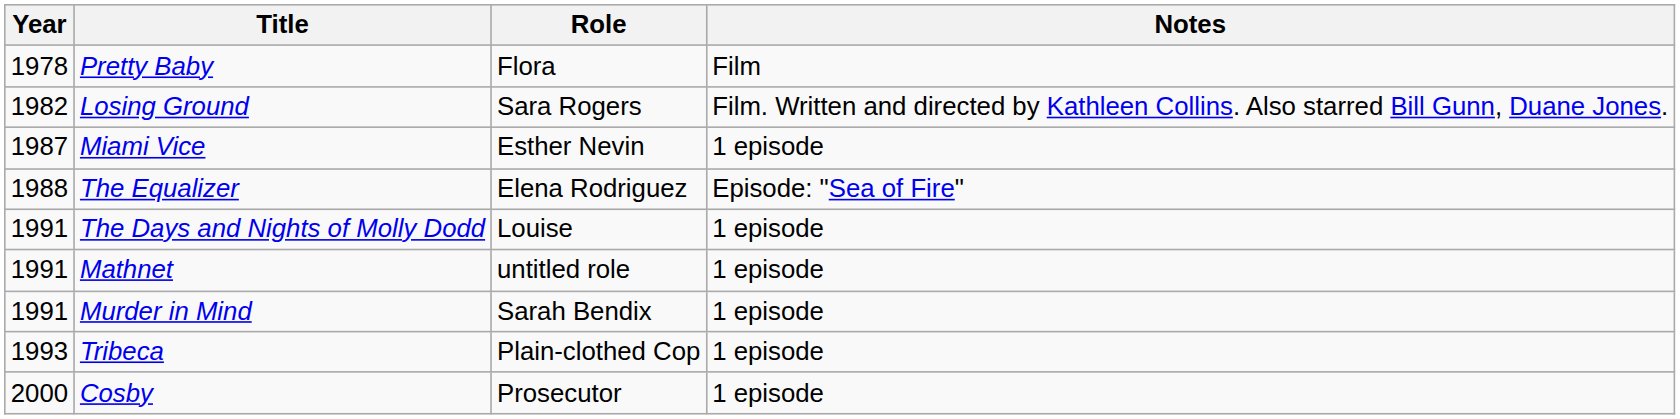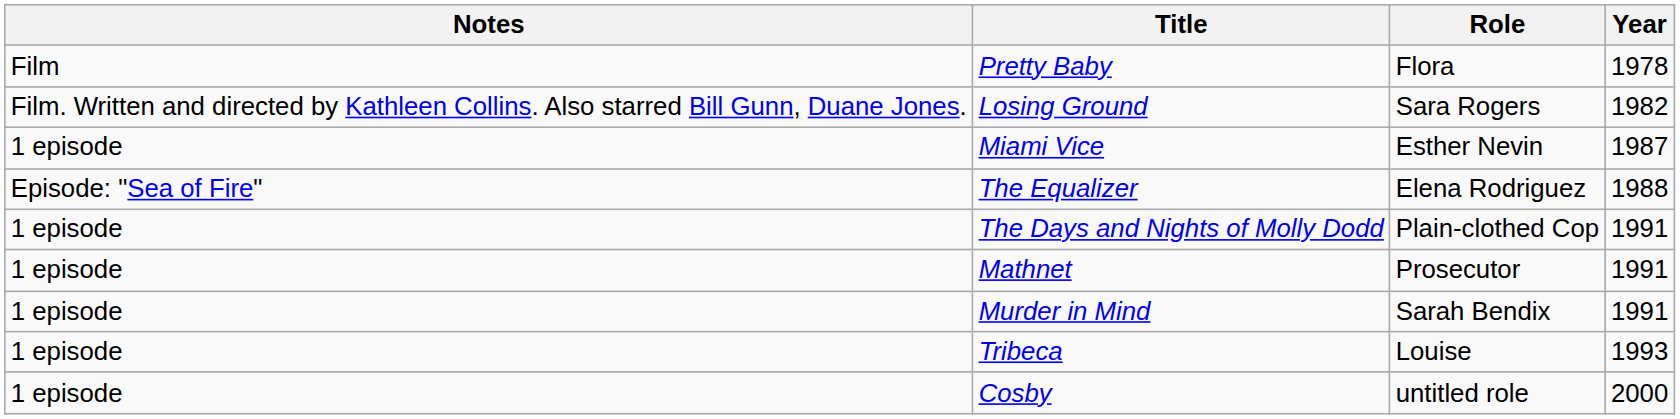columns swapped: (39, 24) <-> (1190, 24)
(535, 229) Louise -> (1497, 229) Plain-clothed Cop
(564, 270) untitled role -> (1458, 270) Prosecutor
(599, 351) Plain-clothed Cop -> (1434, 351) Louise
(559, 392) Prosecutor -> (1462, 392) untitled role
